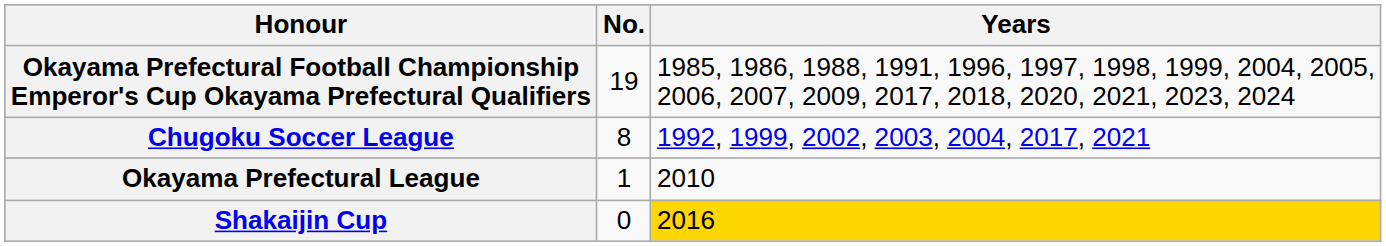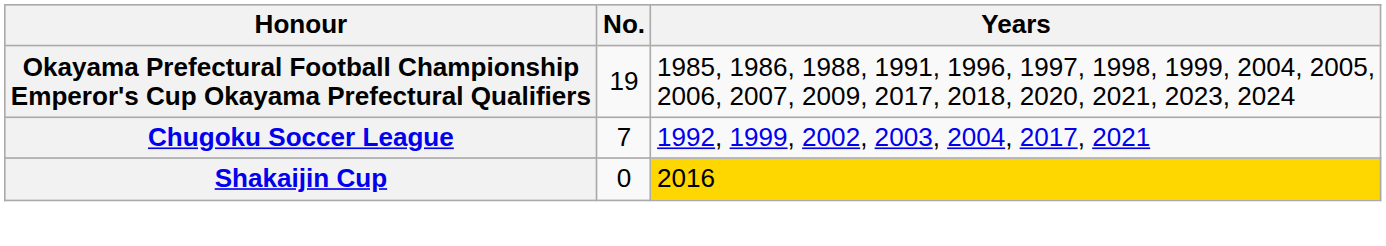(624, 137) 8 -> (624, 137) 7
- row: (301, 178)
